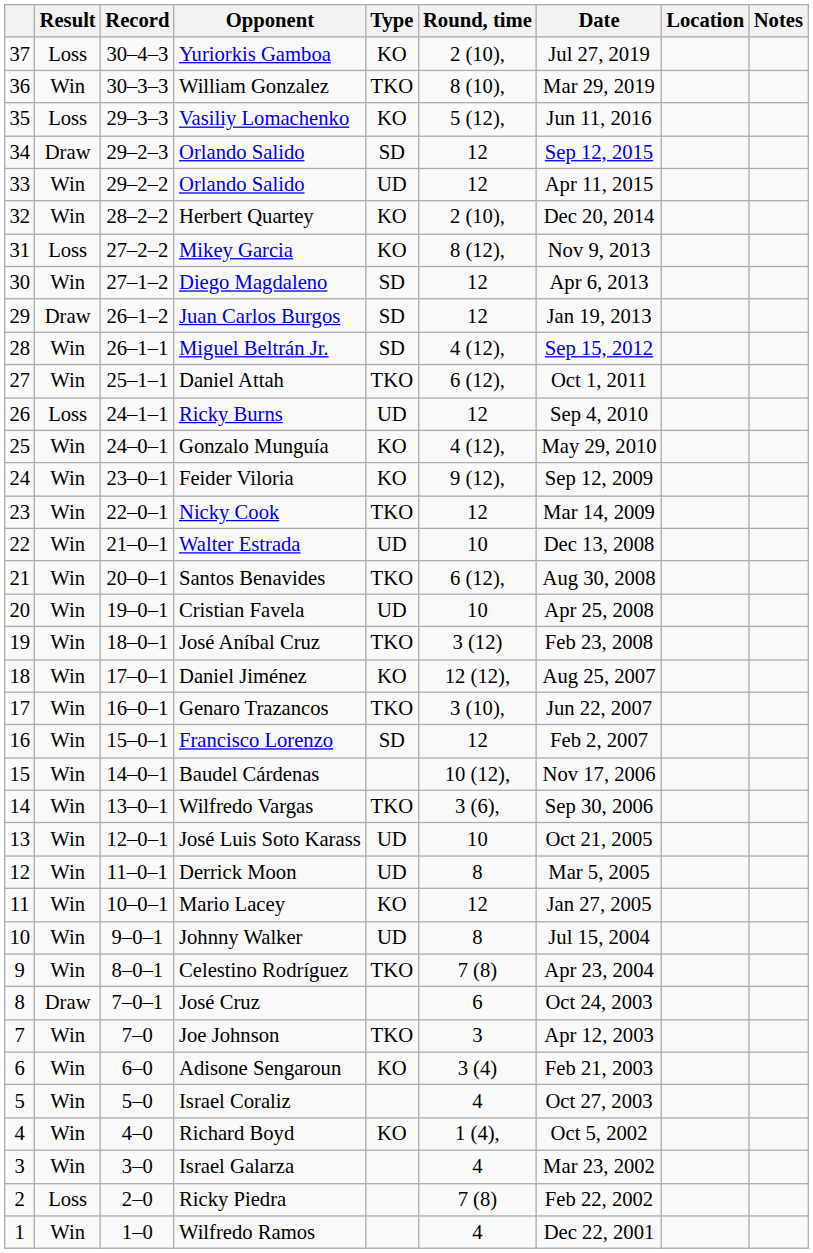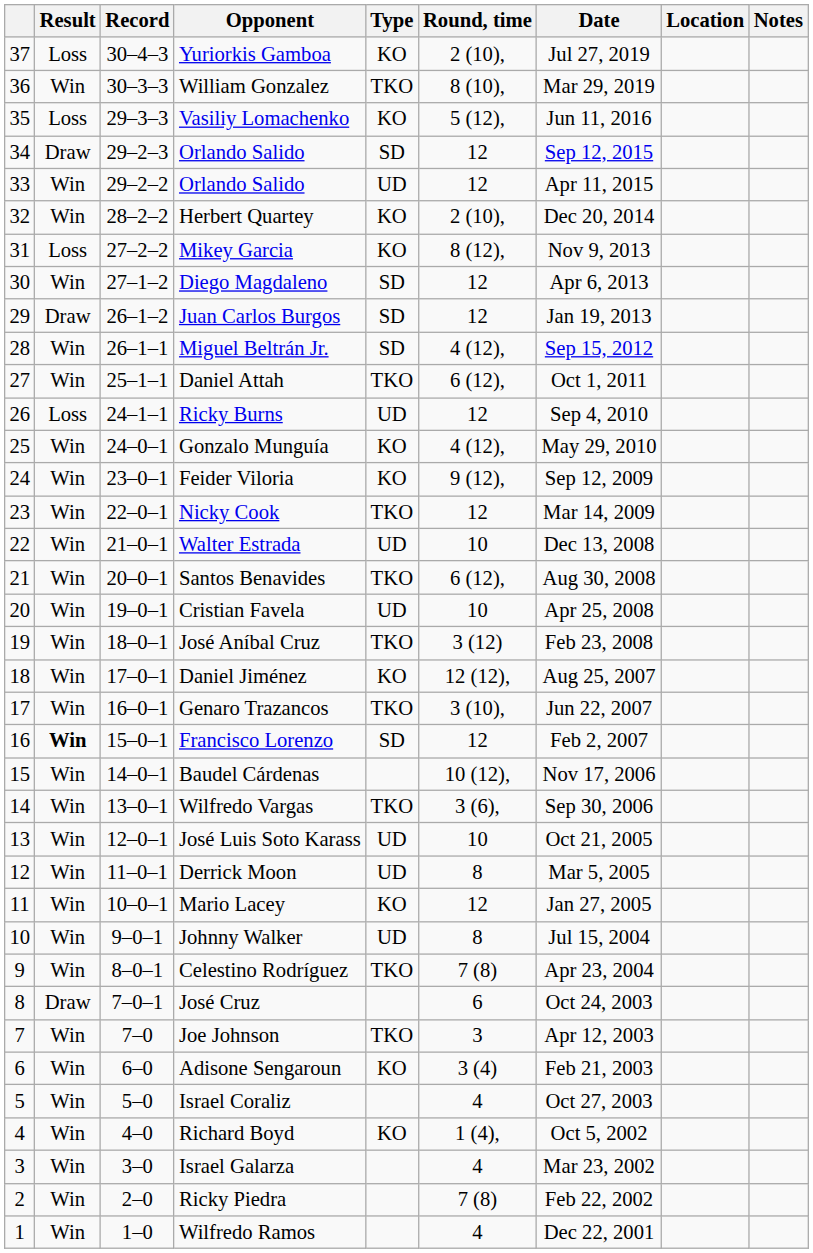(68, 741) normal -> (68, 741) bold
(68, 1199) Loss -> (68, 1199) Win
